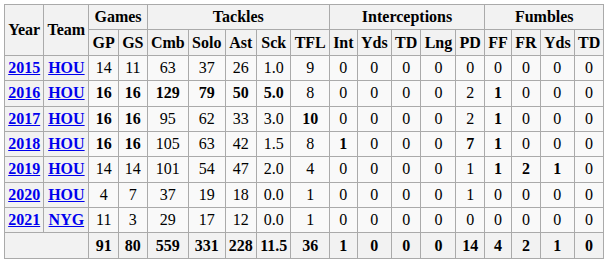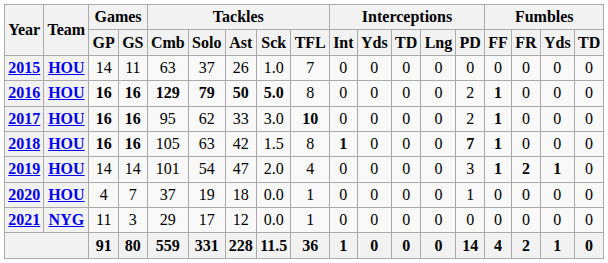(310, 67) 9 -> (310, 67) 7
(470, 169) 1 -> (470, 169) 3
